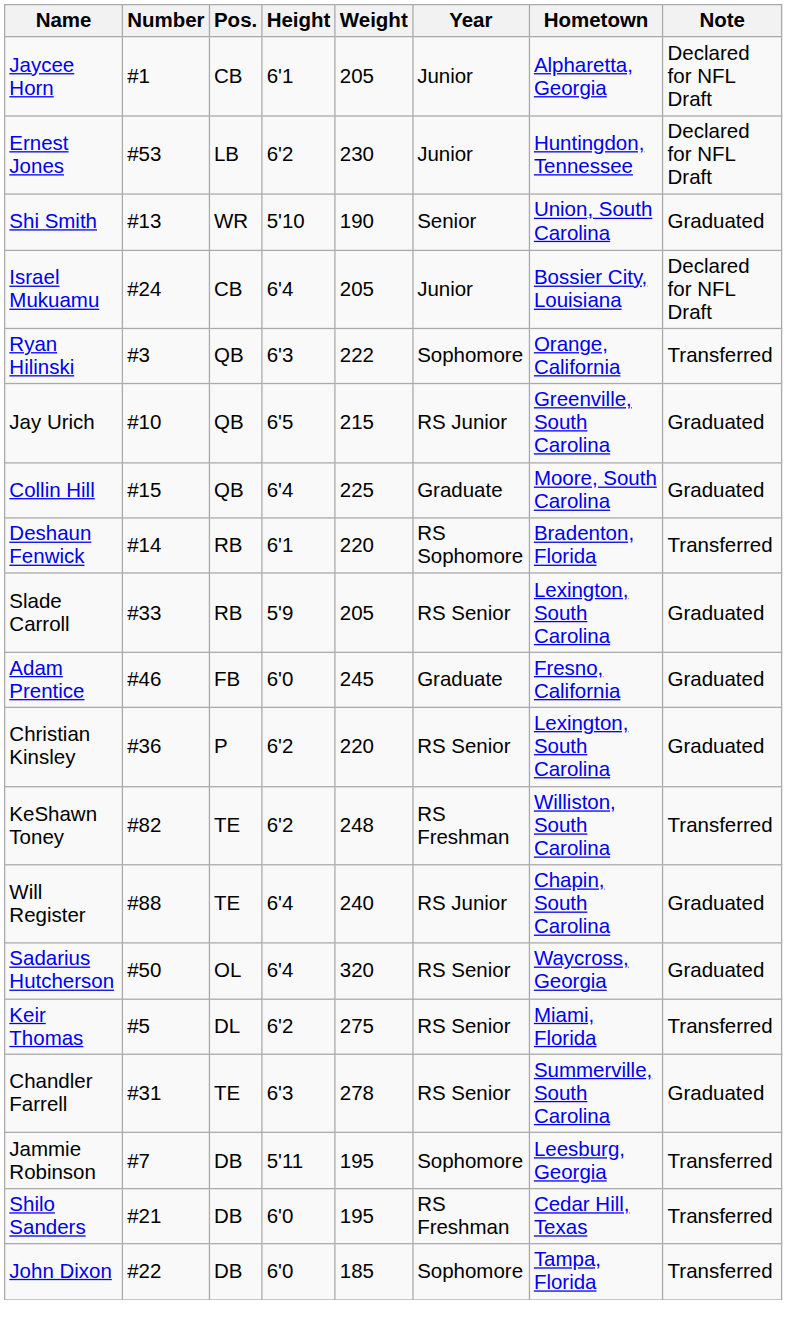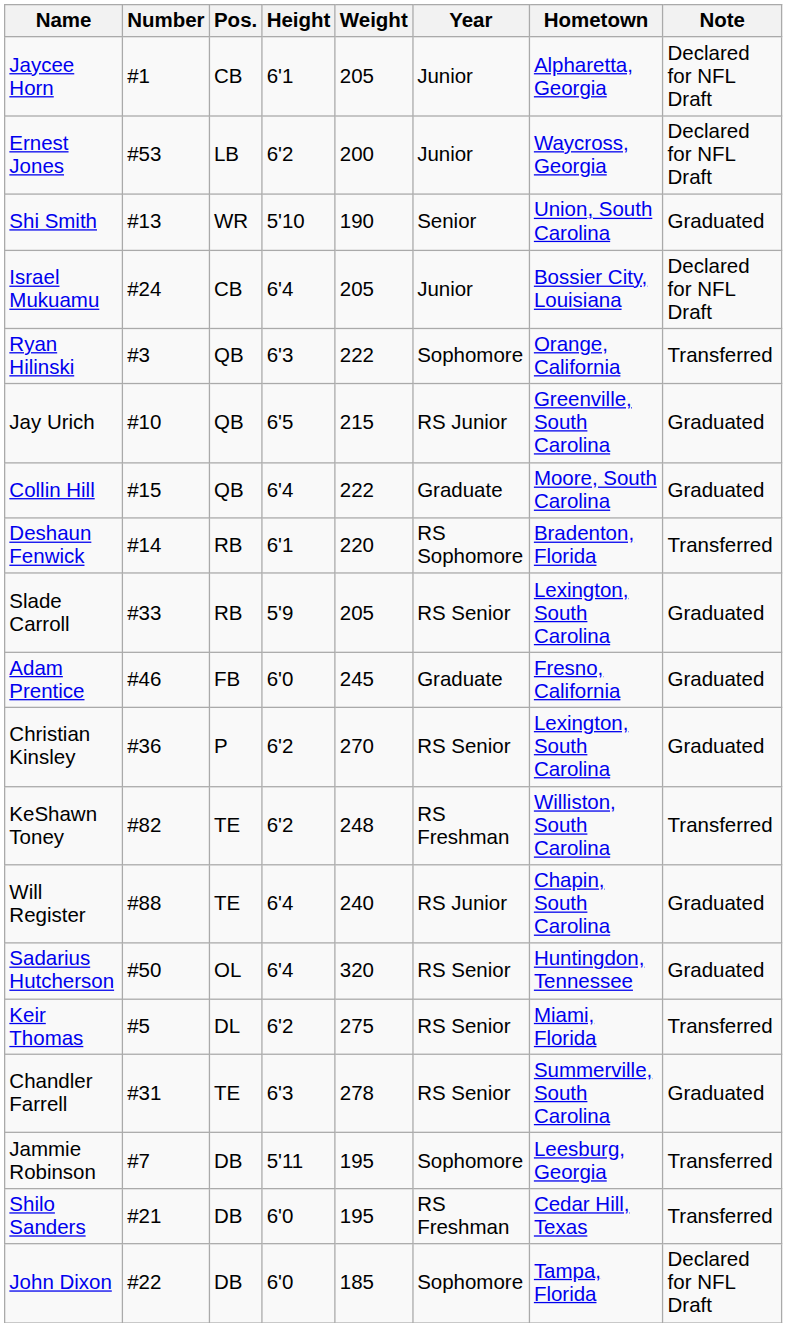(357, 154) 230 -> (357, 154) 200
(589, 154) Huntingdon, Tennessee -> (581, 154) Waycross, Georgia
(357, 490) 225 -> (357, 490) 222
(357, 746) 220 -> (357, 746) 270
(581, 970) Waycross, Georgia -> (589, 970) Huntingdon, Tennessee
(720, 1271) Transferred -> (709, 1282) Declared for NFL Draft
